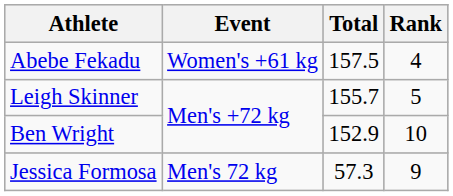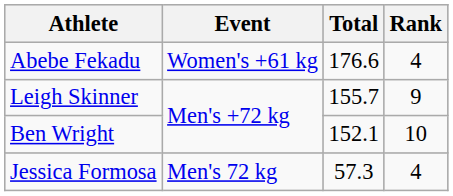(354, 60) 157.5 -> (354, 60) 176.6
(416, 97) 5 -> (416, 97) 9
(354, 134) 152.9 -> (354, 134) 152.1
(416, 171) 9 -> (416, 171) 4
